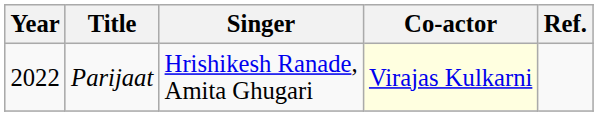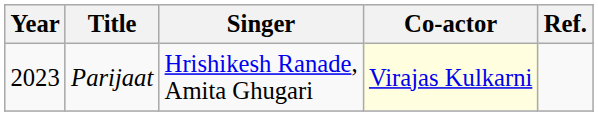(35, 76) 2022 -> (35, 76) 2023
